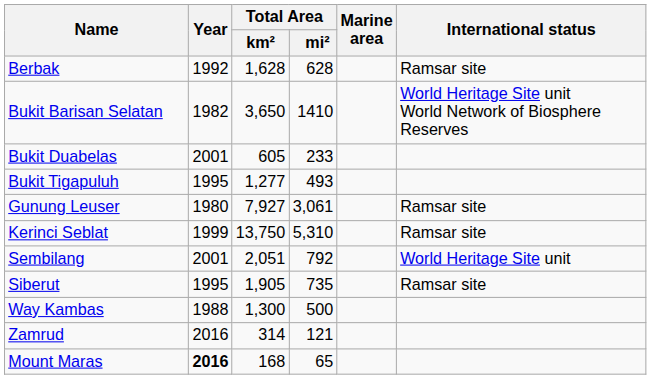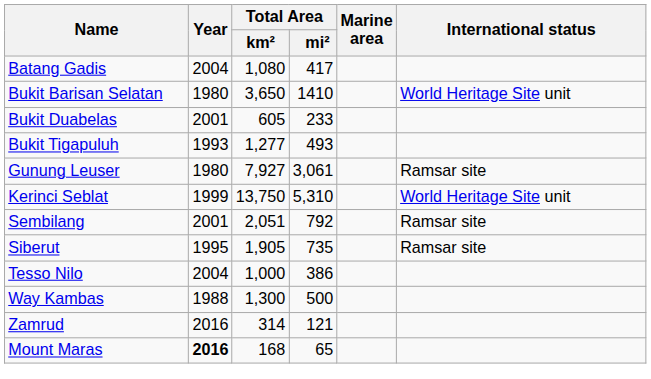+ row: (57, 68)
- row: (34, 68)
(210, 112) 1982 -> (210, 94) 1980
(501, 112) World Heritage Site unit World Network of Biosphere Reserves -> (485, 94) World Heritage Site unit
(210, 181) 1995 -> (210, 145) 1993
(443, 233) Ramsar site -> (485, 196) World Heritage Site unit
(485, 258) World Heritage Site unit -> (443, 222) Ramsar site
+ row: (46, 273)
